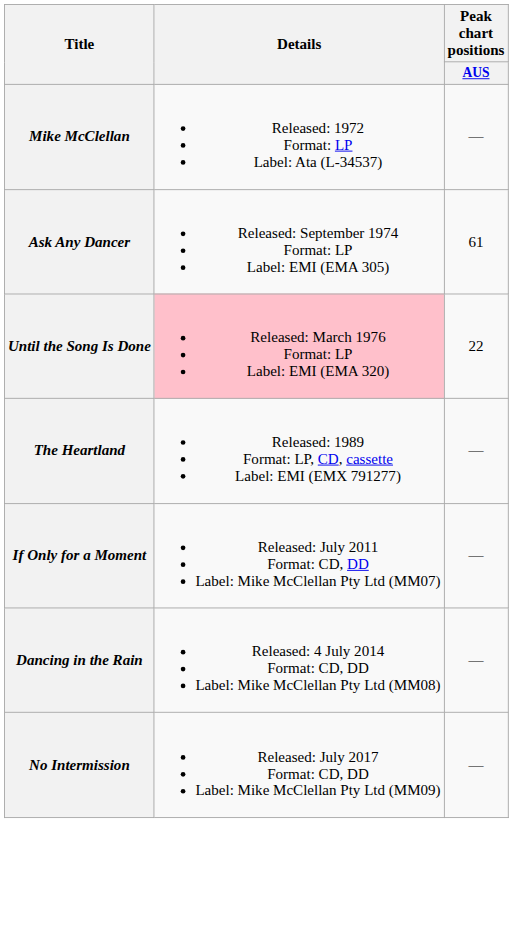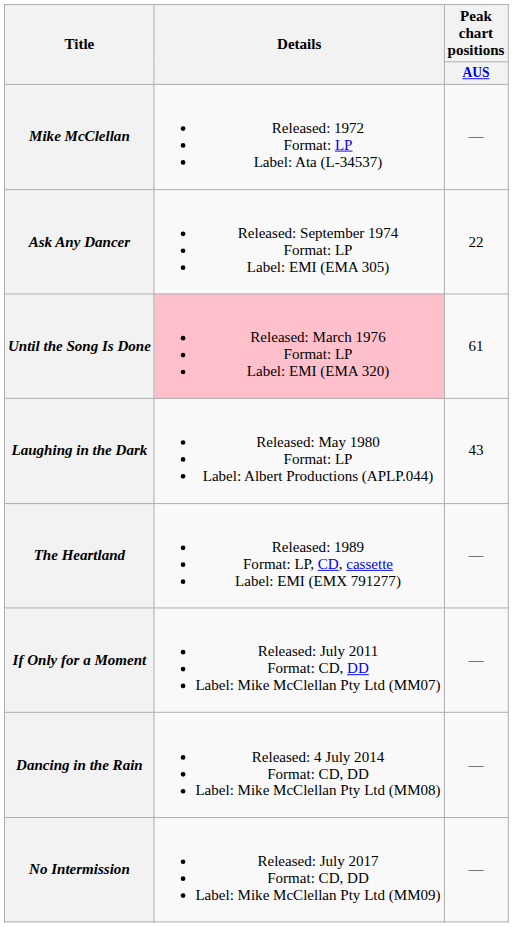(476, 241) 61 -> (476, 241) 22
(476, 346) 22 -> (476, 346) 61
+ row: (79, 450)
